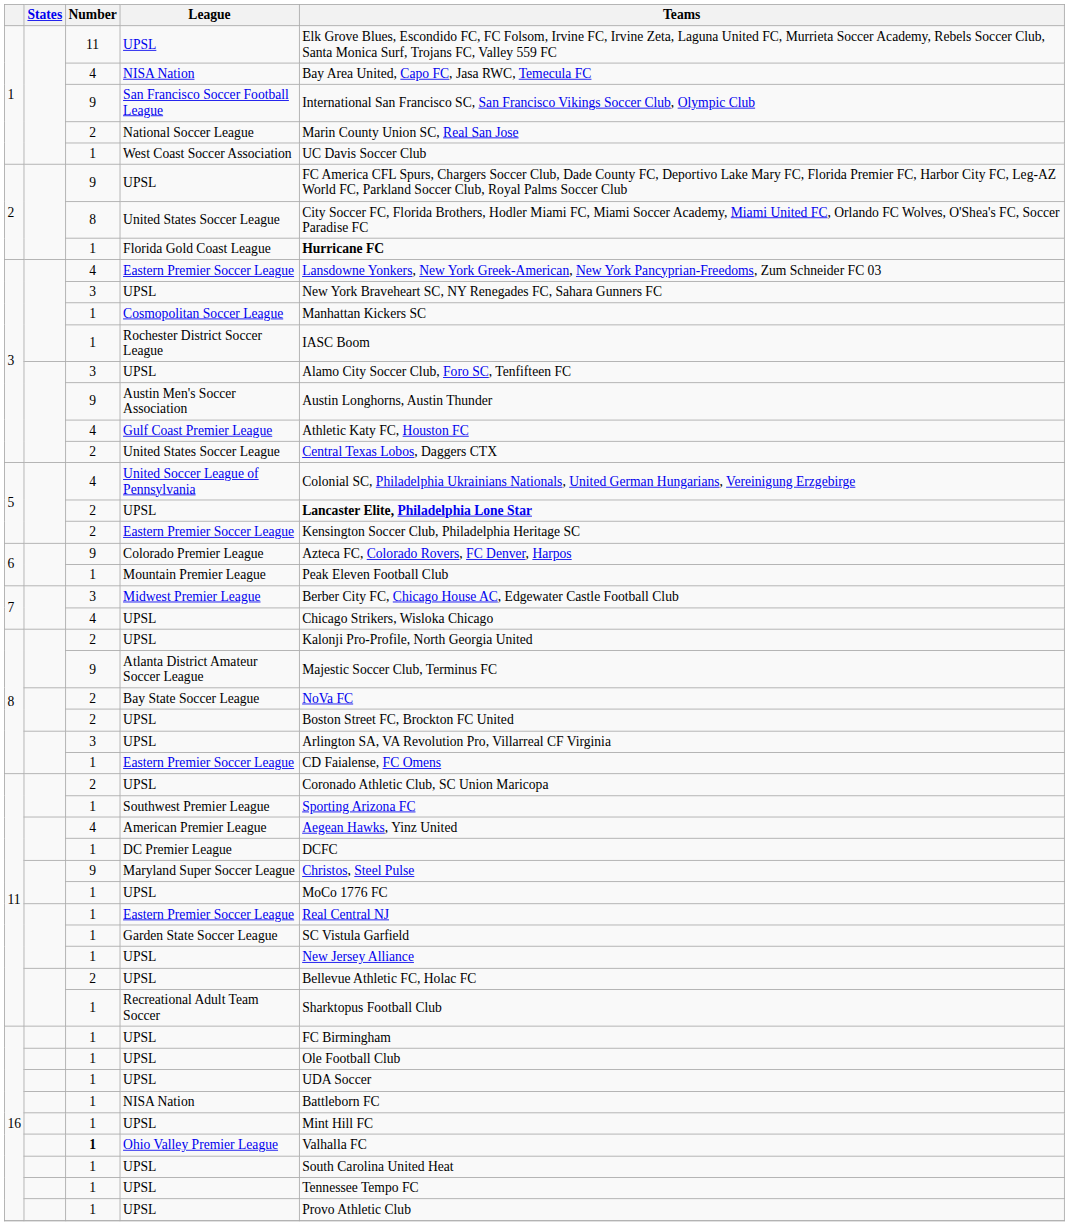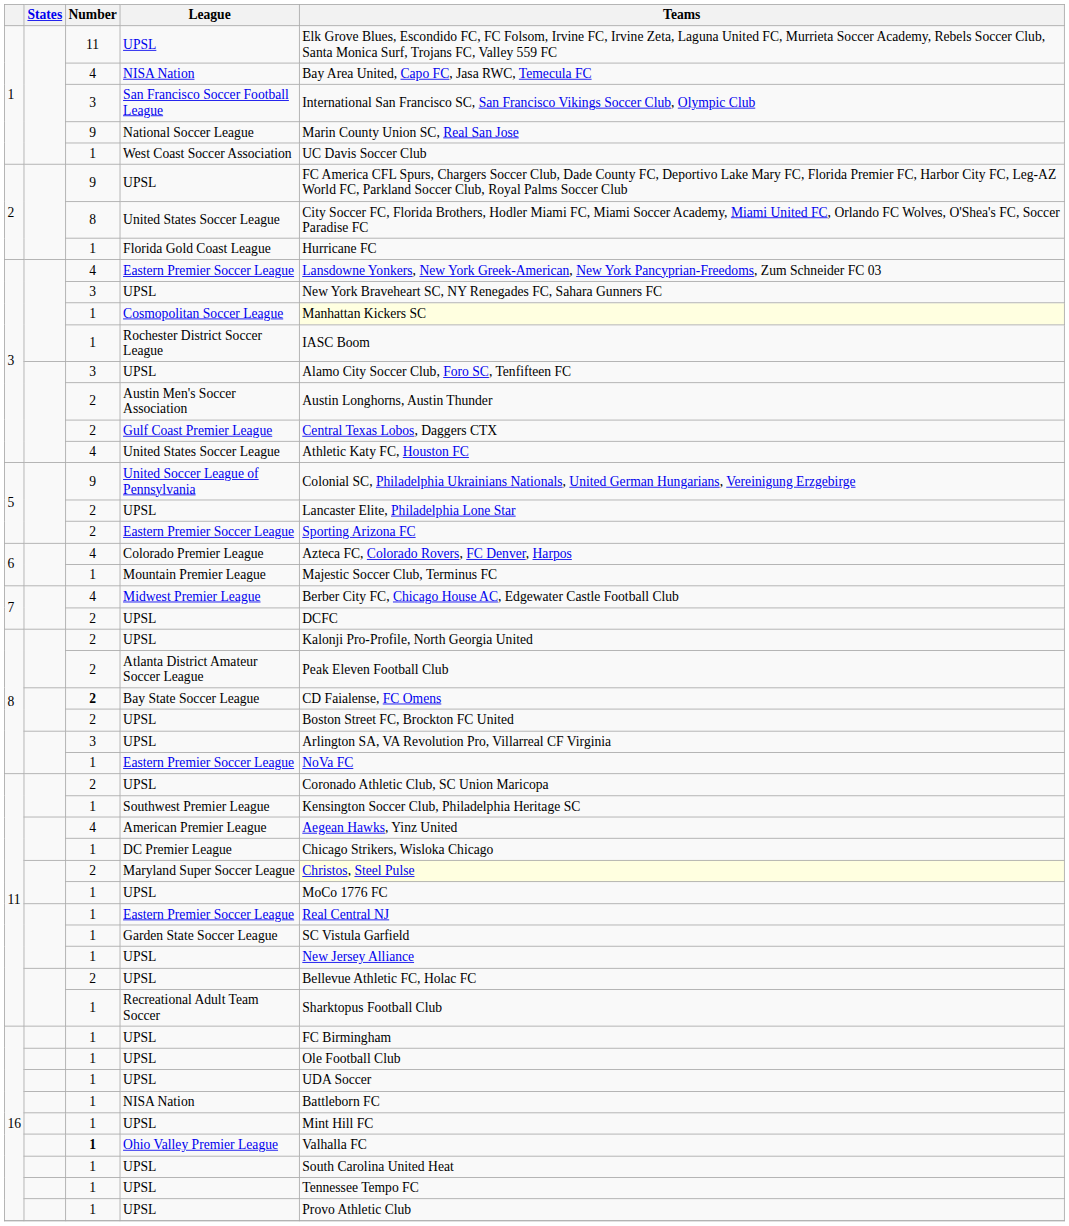(93, 102) 9 -> (93, 102) 3
(93, 132) 2 -> (93, 132) 9
(343, 249) bold -> (339, 249) normal
(364, 313) no background -> (364, 313) lightyellow background
(93, 401) 9 -> (93, 401) 2
(93, 430) 4 -> (93, 430) 2
(385, 430) Athletic Katy FC, Houston FC -> (400, 430) Central Texas Lobos, Daggers CTX
(93, 452) 2 -> (93, 452) 4
(400, 452) Central Texas Lobos, Daggers CTX -> (386, 452) Athletic Katy FC, Houston FC
(93, 481) 4 -> (93, 481) 9
(417, 510) bold -> (409, 510) normal
(441, 532) Kensington Soccer Club, Philadelphia Heritage SC -> (359, 532) Sporting Arizona FC
(93, 553) 9 -> (93, 553) 4
(375, 575) Peak Eleven Football Club -> (400, 575) Majestic Soccer Club, Terminus FC
(93, 596) 3 -> (93, 596) 4
(93, 618) 4 -> (93, 618) 2
(398, 618) Chicago Strikers, Wisloka Chicago -> (320, 618) DCFC
(93, 669) 9 -> (93, 669) 2
(400, 669) Majestic Soccer Club, Terminus FC -> (375, 669) Peak Eleven Football Club
(93, 698) normal -> (93, 698) bold
(328, 698) NoVa FC -> (372, 698) CD Faialense, FC Omens
(372, 763) CD Faialense, FC Omens -> (328, 763) NoVa FC
(359, 806) Sporting Arizona FC -> (441, 806) Kensington Soccer Club, Philadelphia Heritage SC
(320, 849) DCFC -> (398, 849) Chicago Strikers, Wisloka Chicago
(93, 871) 9 -> (93, 871) 2
(358, 871) no background -> (358, 871) lightyellow background
